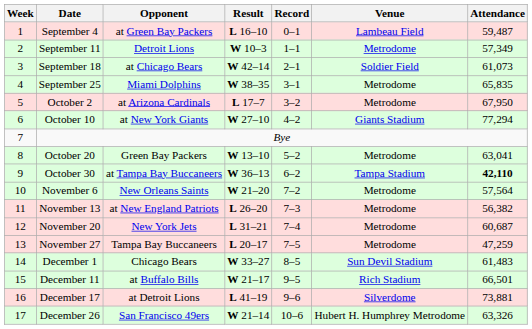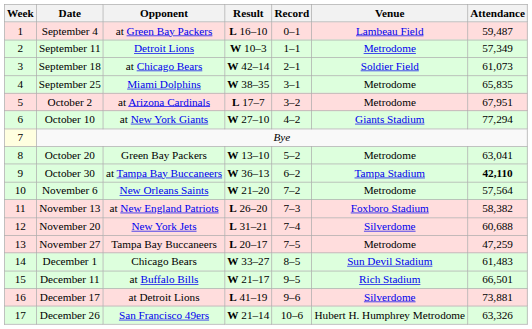(498, 102) 67,950 -> (498, 102) 67,951
(20, 137) no background -> (20, 137) lightyellow background
(390, 208) Metrodome -> (390, 208) Foxboro Stadium
(498, 208) 56,382 -> (498, 208) 58,382
(390, 226) Metrodome -> (390, 226) Silverdome
(498, 226) 60,687 -> (498, 226) 60,688
